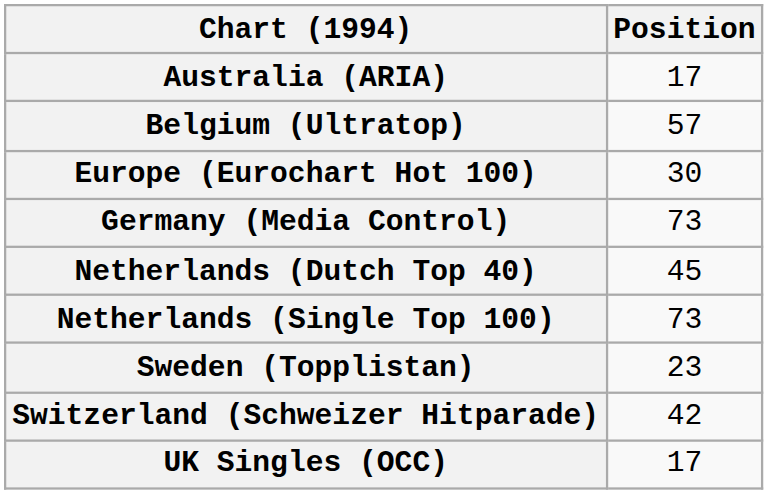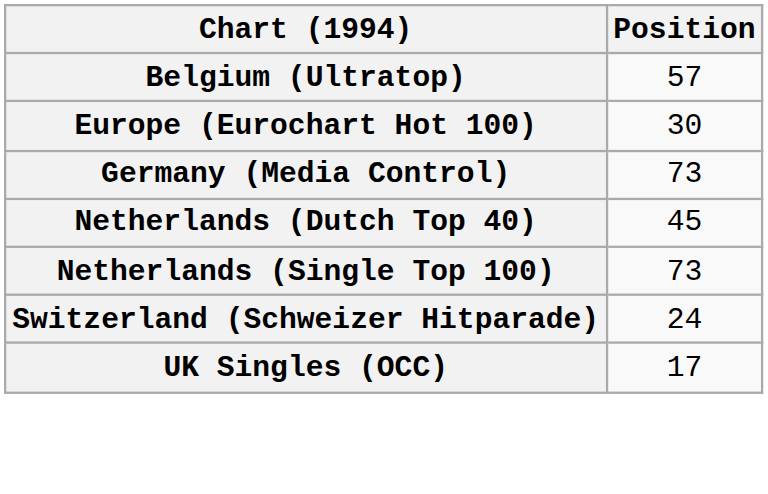- row: (306, 78)
- row: (306, 367)
(684, 416) 42 -> (684, 319) 24
